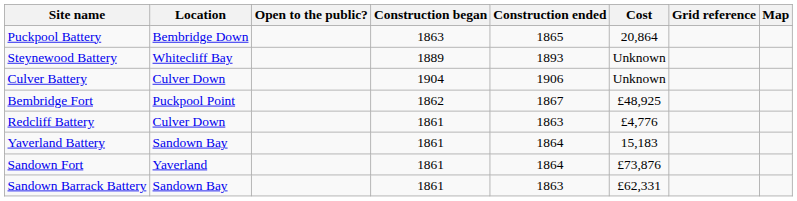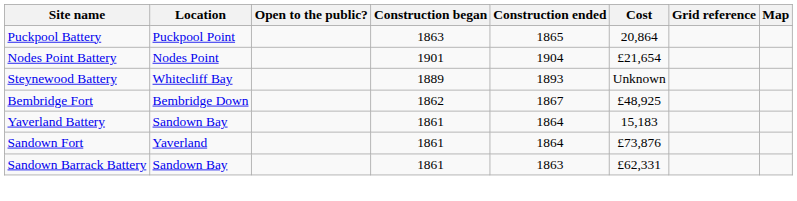(201, 36) Bembridge Down -> (194, 36) Puckpool Point
+ row: (62, 57)
- row: (47, 79)
(194, 100) Puckpool Point -> (201, 100) Bembridge Down
- row: (51, 121)
